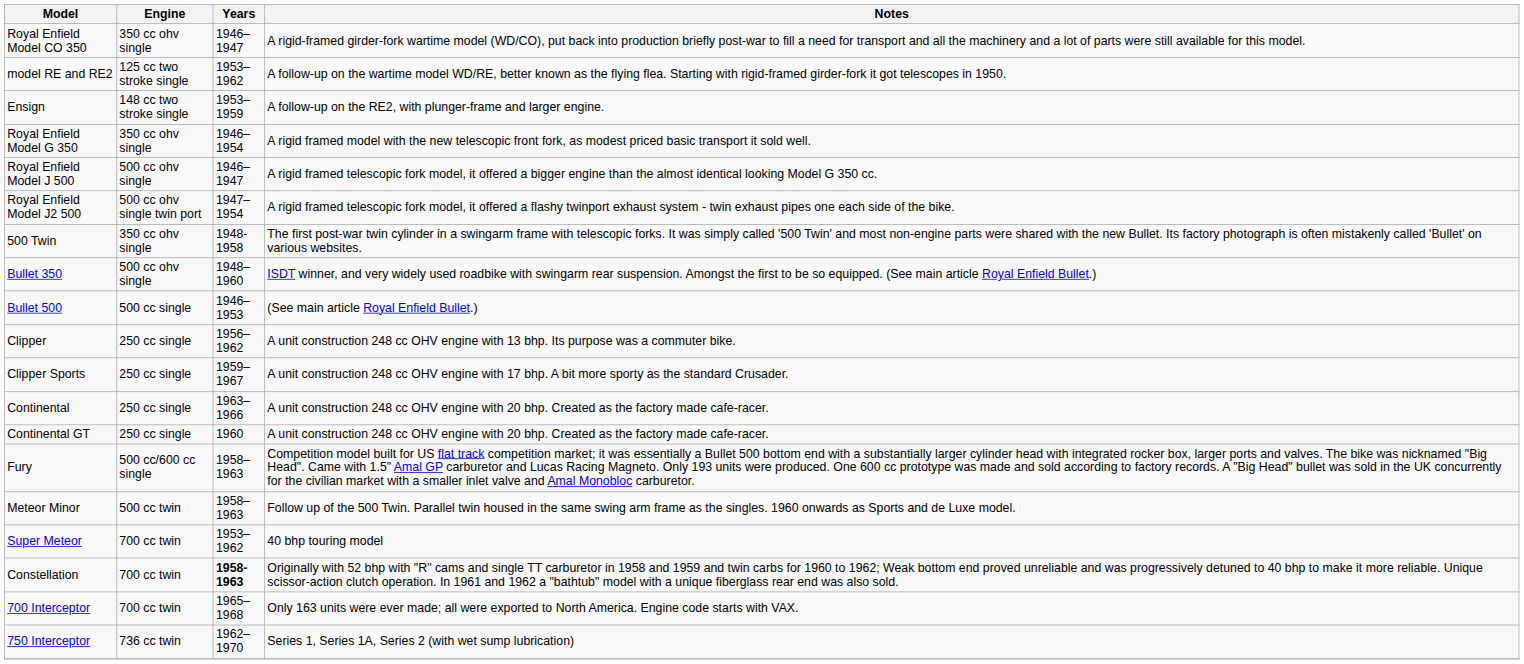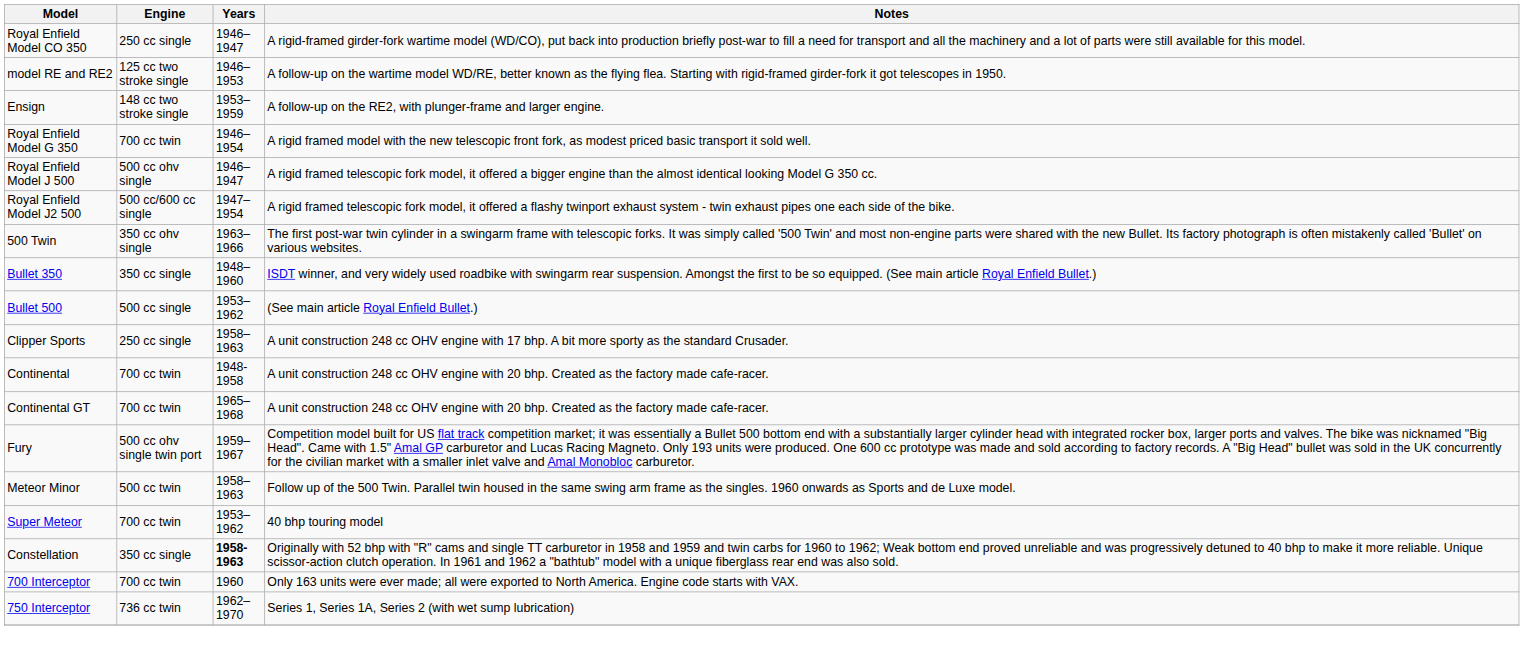(149, 40) 350 cc ohv single -> (155, 40) 250 cc single
(233, 74) 1953–1962 -> (233, 74) 1946–1953
(149, 140) 350 cc ohv single -> (150, 140) 700 cc twin
(160, 207) 500 cc ohv single twin port -> (157, 207) 500 cc/600 cc single
(232, 241) 1948-1958 -> (233, 241) 1963–1966
(149, 274) 500 cc ohv single -> (155, 274) 350 cc single
(233, 307) 1946–1953 -> (233, 307) 1953–1962
- row: (27, 341)
(233, 374) 1959–1967 -> (233, 341) 1958–1963
(155, 408) 250 cc single -> (150, 374) 700 cc twin
(233, 408) 1963–1966 -> (232, 374) 1948-1958
(155, 434) 250 cc single -> (150, 408) 700 cc twin
(230, 434) 1960 -> (233, 408) 1965–1968
(157, 467) 500 cc/600 cc single -> (160, 448) 500 cc ohv single twin port
(233, 467) 1958–1963 -> (233, 448) 1959–1967
(150, 575) 700 cc twin -> (155, 555) 350 cc single
(233, 608) 1965–1968 -> (230, 582) 1960
